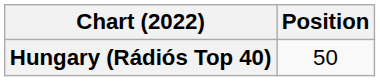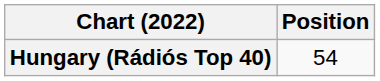(325, 57) 50 -> (325, 57) 54
